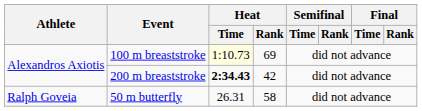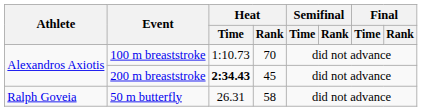(231, 55) lightyellow background -> (231, 55) no background
(270, 55) 69 -> (270, 55) 70
(270, 76) 42 -> (270, 76) 45
